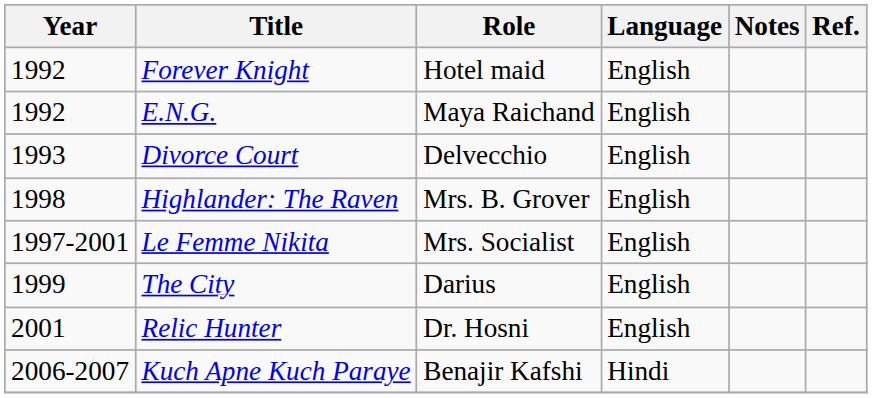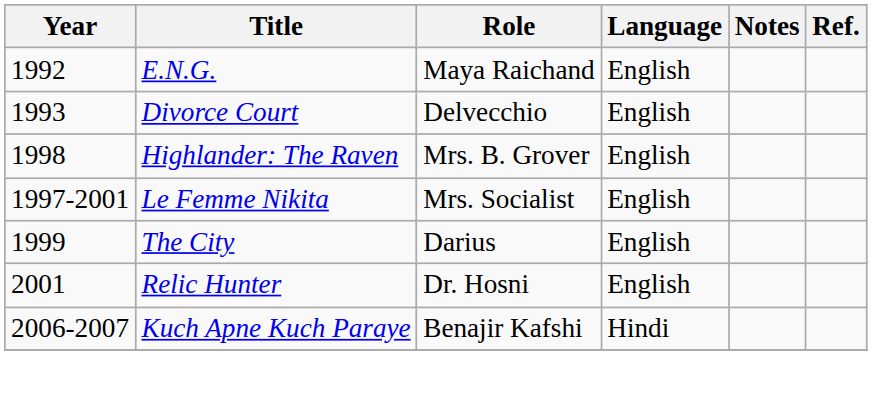- row: (225, 69)
